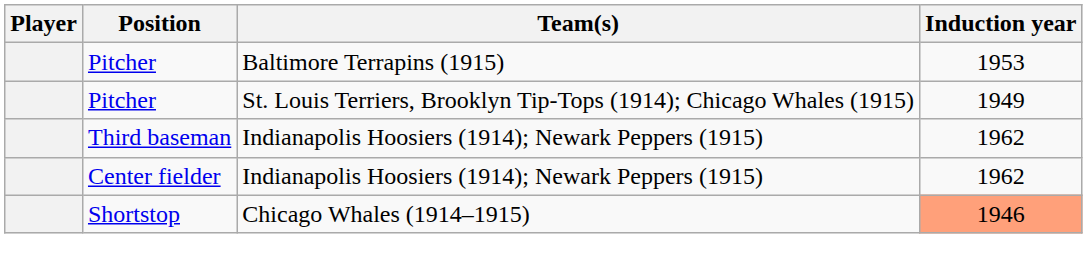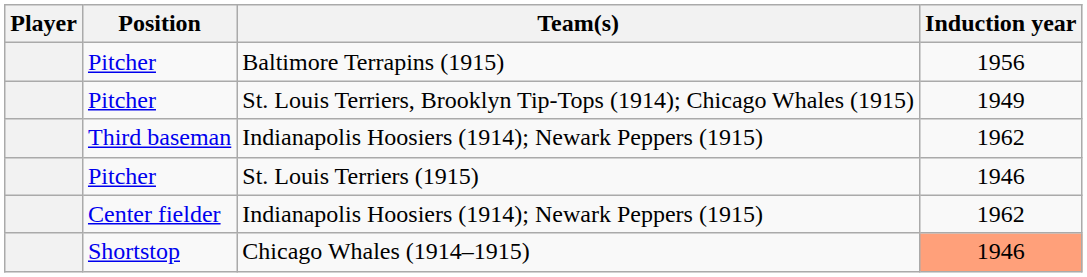(1001, 61) 1953 -> (1001, 61) 1956
+ row: (122, 175)
